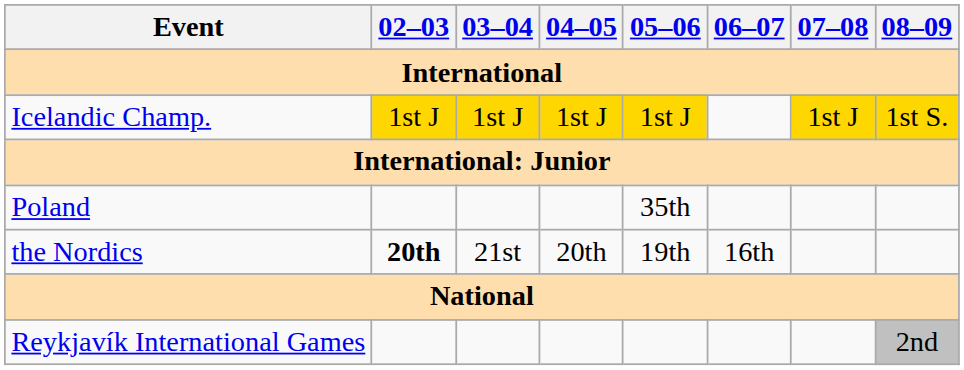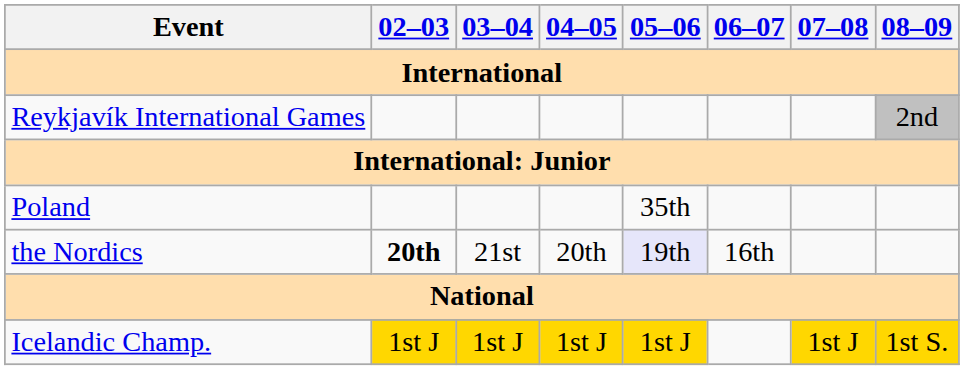rows swapped: (188, 341) <-> (111, 116)
(665, 251) no background -> (665, 251) lavender background
